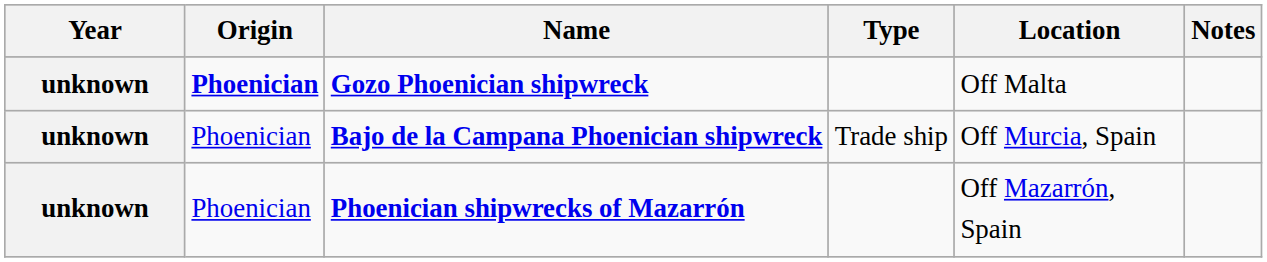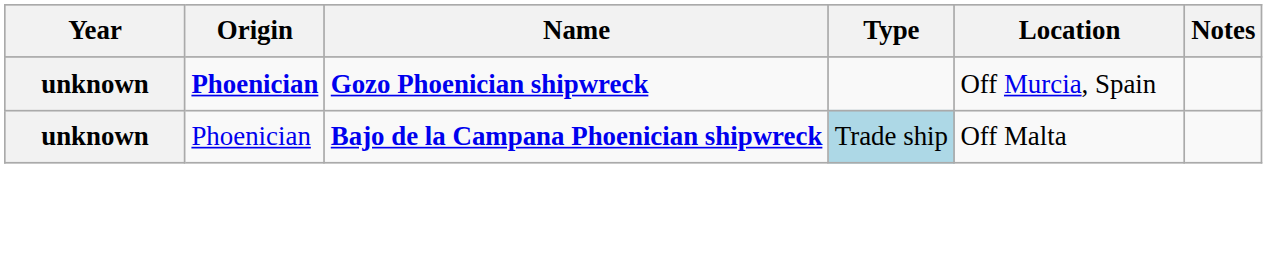(1014, 83) Off Malta -> (1058, 83) Off Murcia, Spain
(891, 136) no background -> (891, 136) lightblue background
(1058, 136) Off Murcia, Spain -> (1014, 136) Off Malta
- row: (538, 209)
